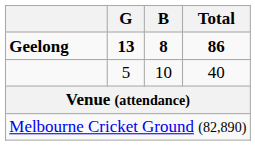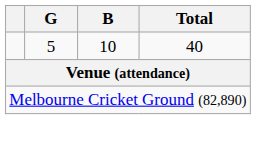- row: (39, 45)
